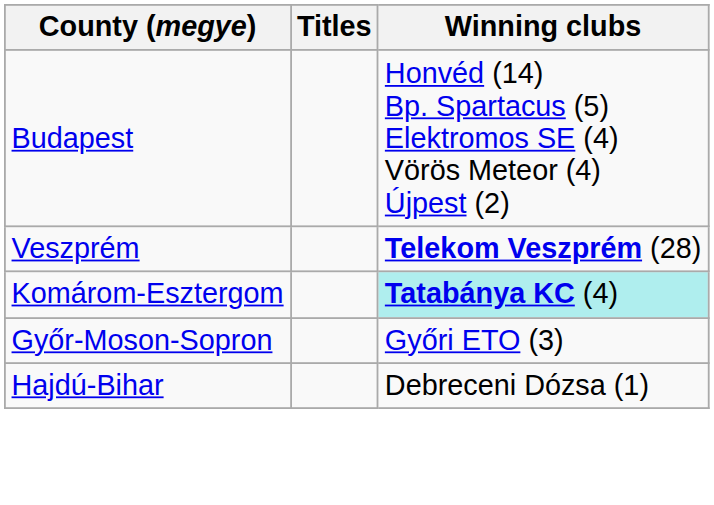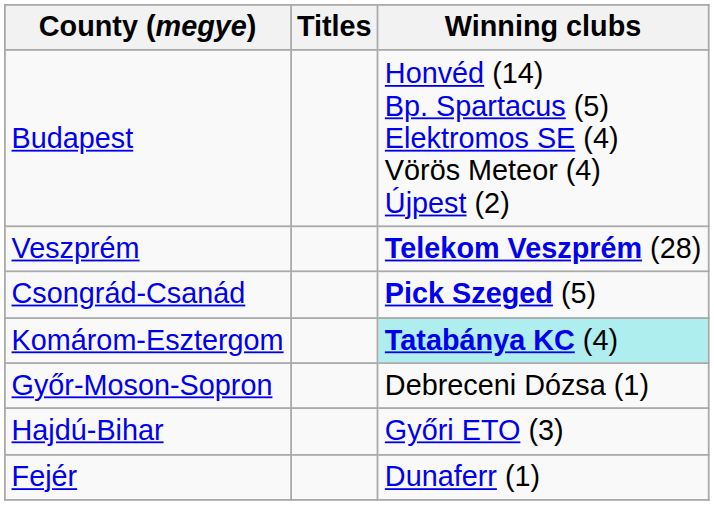+ row: (128, 293)
(474, 339) Győri ETO (3) -> (517, 385) Debreceni Dózsa (1)
(517, 385) Debreceni Dózsa (1) -> (474, 430) Győri ETO (3)
+ row: (44, 476)
